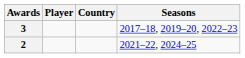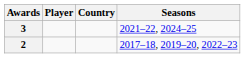(179, 28) 2017–18, 2019–20, 2022–23 -> (158, 28) 2021–22, 2024–25
(158, 45) 2021–22, 2024–25 -> (179, 45) 2017–18, 2019–20, 2022–23
